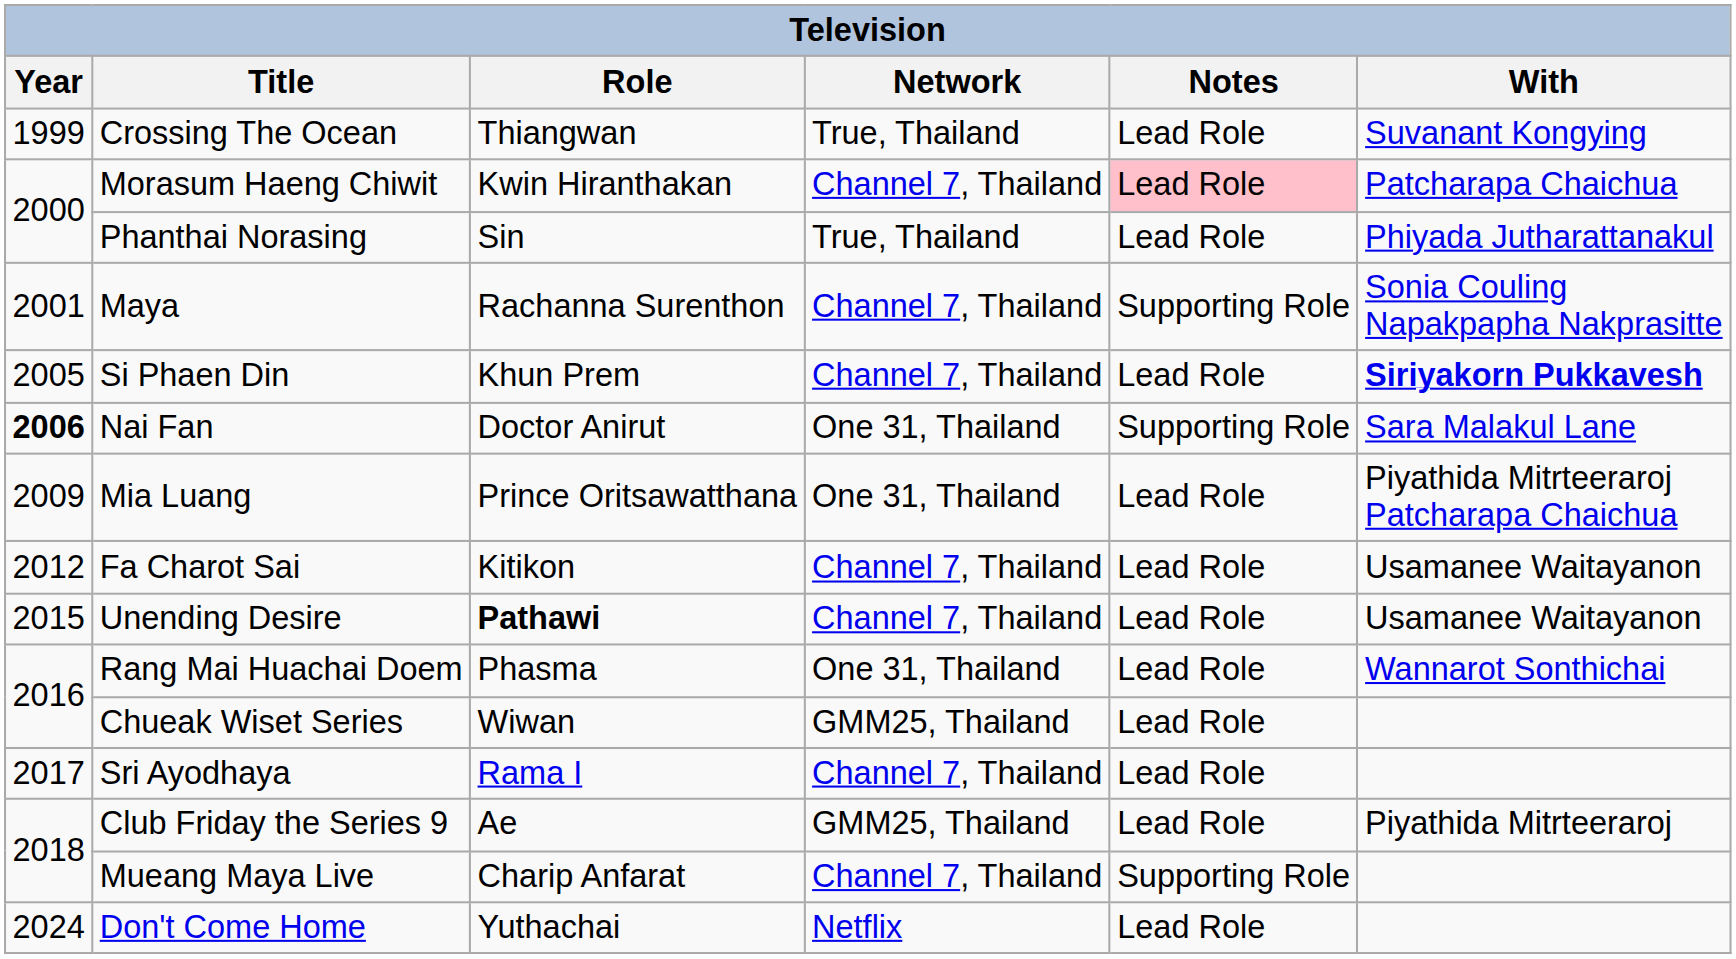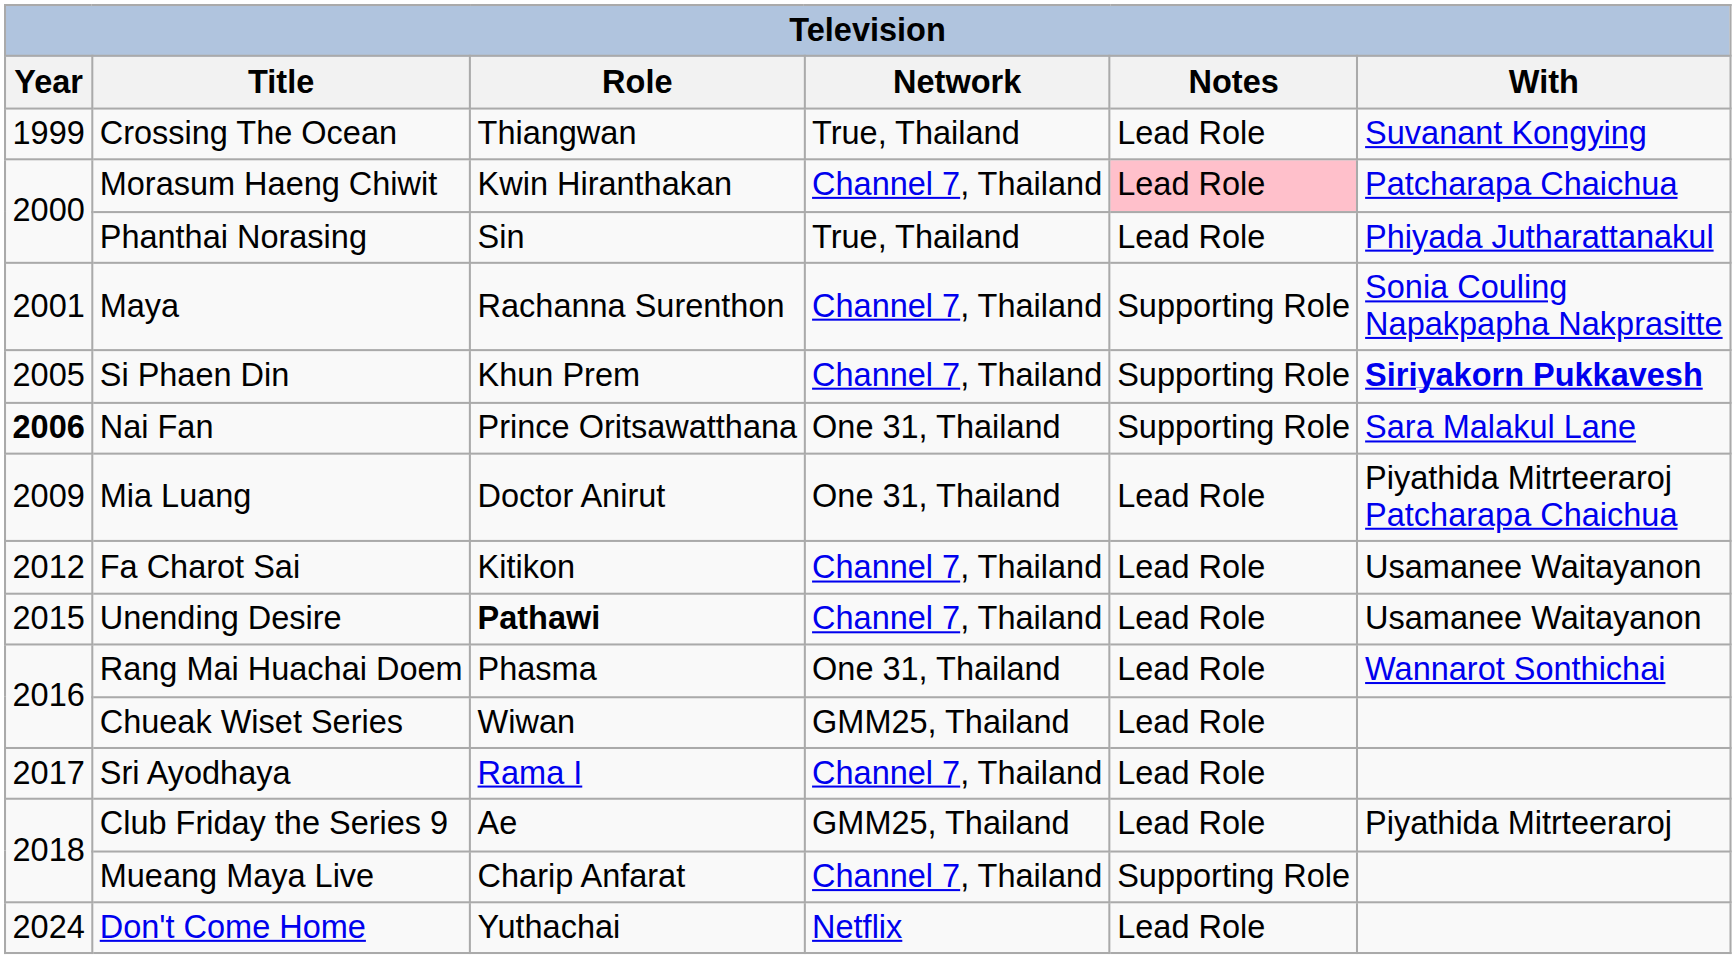(1191, 375) Lead Role -> (1234, 375) Supporting Role
(571, 427) Doctor Anirut -> (637, 427) Prince Oritsawatthana
(637, 497) Prince Oritsawatthana -> (571, 497) Doctor Anirut
